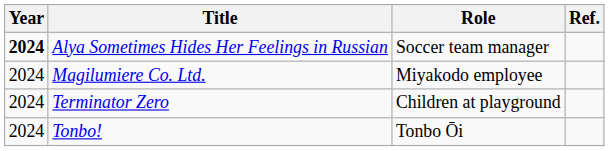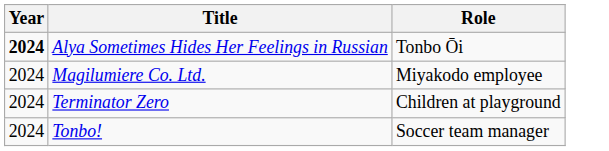- column: (584, 18)
(472, 46) Soccer team manager -> (430, 46) Tonbo Ōi
(430, 131) Tonbo Ōi -> (472, 131) Soccer team manager
